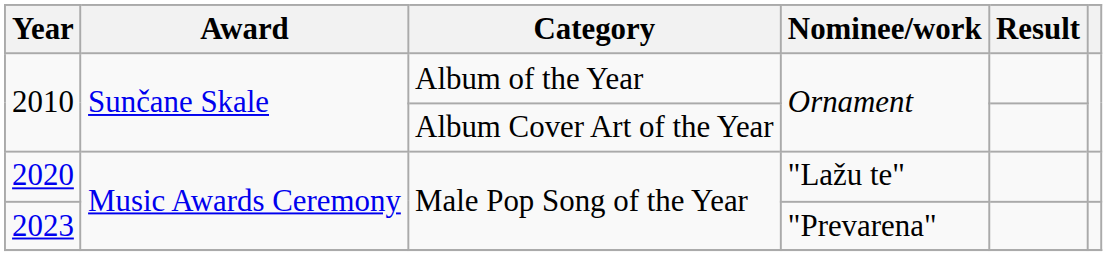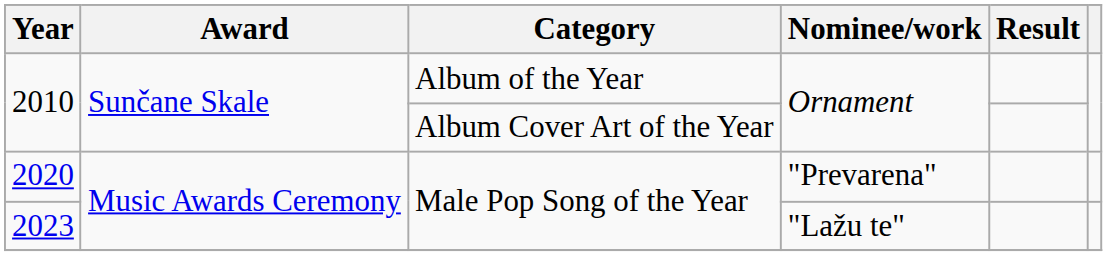(846, 175) "Lažu te" -> (862, 175) "Prevarena"
(862, 224) "Prevarena" -> (846, 224) "Lažu te"
